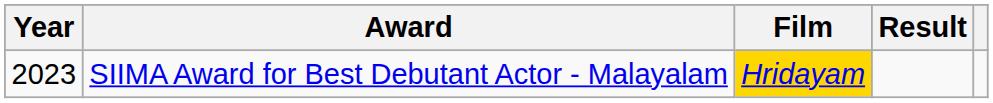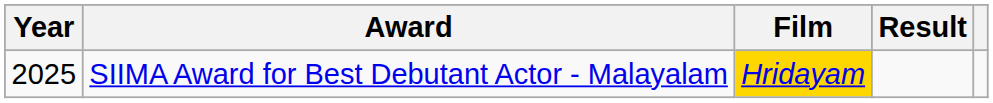(44, 73) 2023 -> (44, 73) 2025
